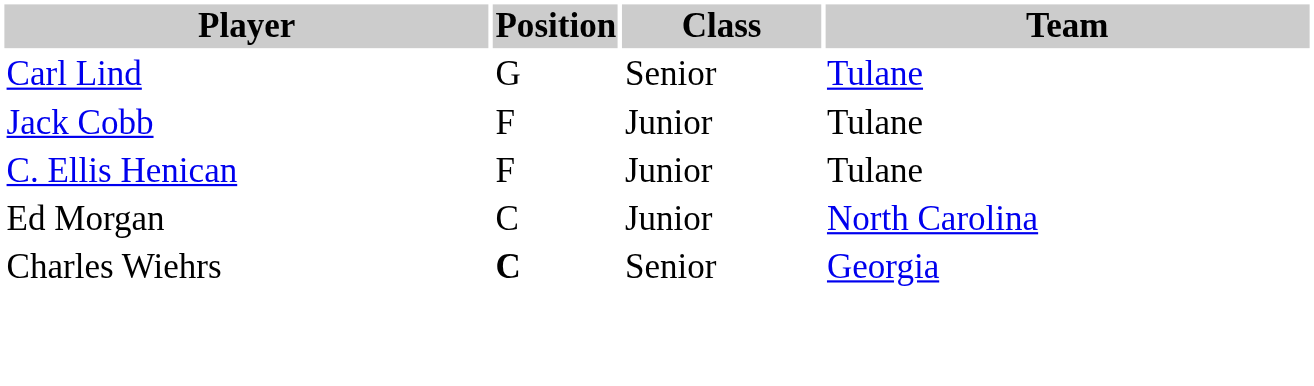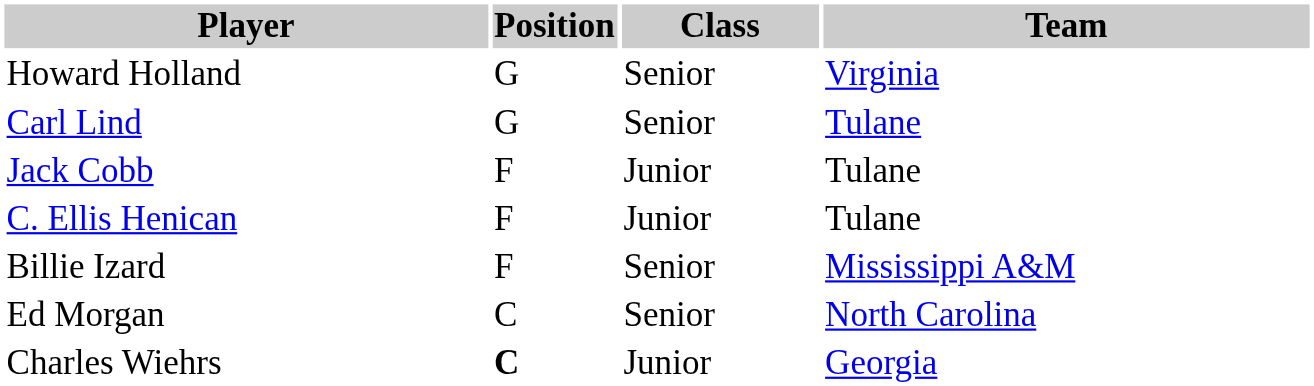+ row: (124, 73)
+ row: (86, 266)
(669, 218) Junior -> (669, 314) Senior
(671, 266) Senior -> (667, 362) Junior
